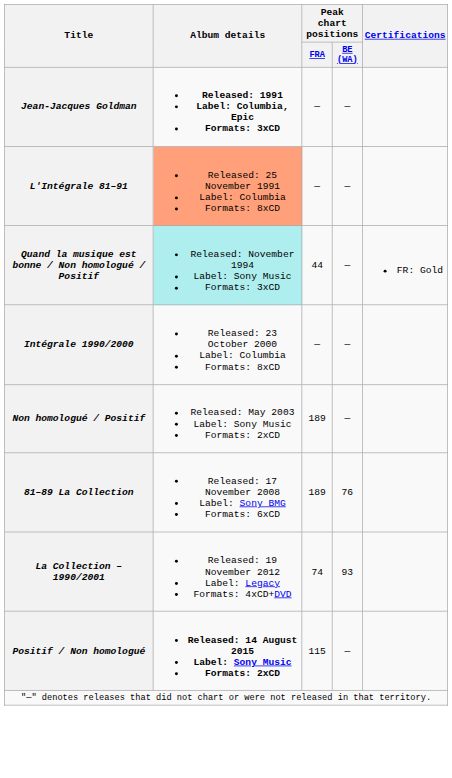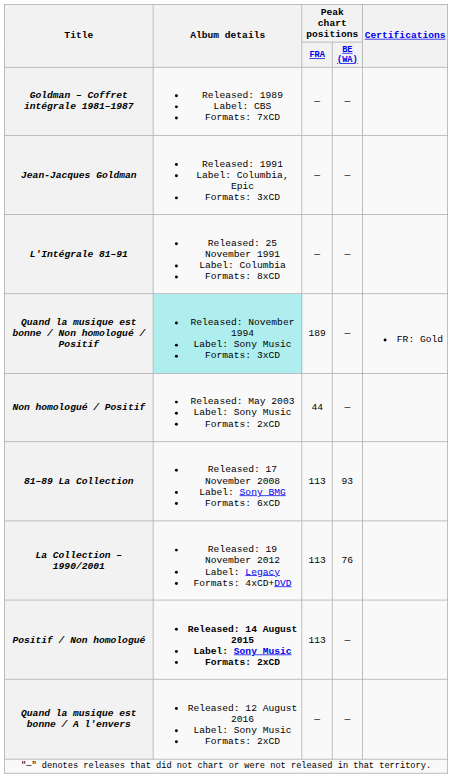+ row: (79, 101)
(228, 112) bold -> (228, 181) normal
(228, 192) lightsalmon background -> (228, 260) no background
(317, 265) 44 -> (317, 334) 189
- row: (79, 345)
(317, 419) 189 -> (317, 407) 44
(317, 492) 189 -> (317, 481) 113
(347, 492) 76 -> (347, 481) 93
(317, 572) 74 -> (317, 561) 113
(347, 572) 93 -> (347, 561) 76
(317, 651) 115 -> (317, 640) 113
+ row: (79, 719)
